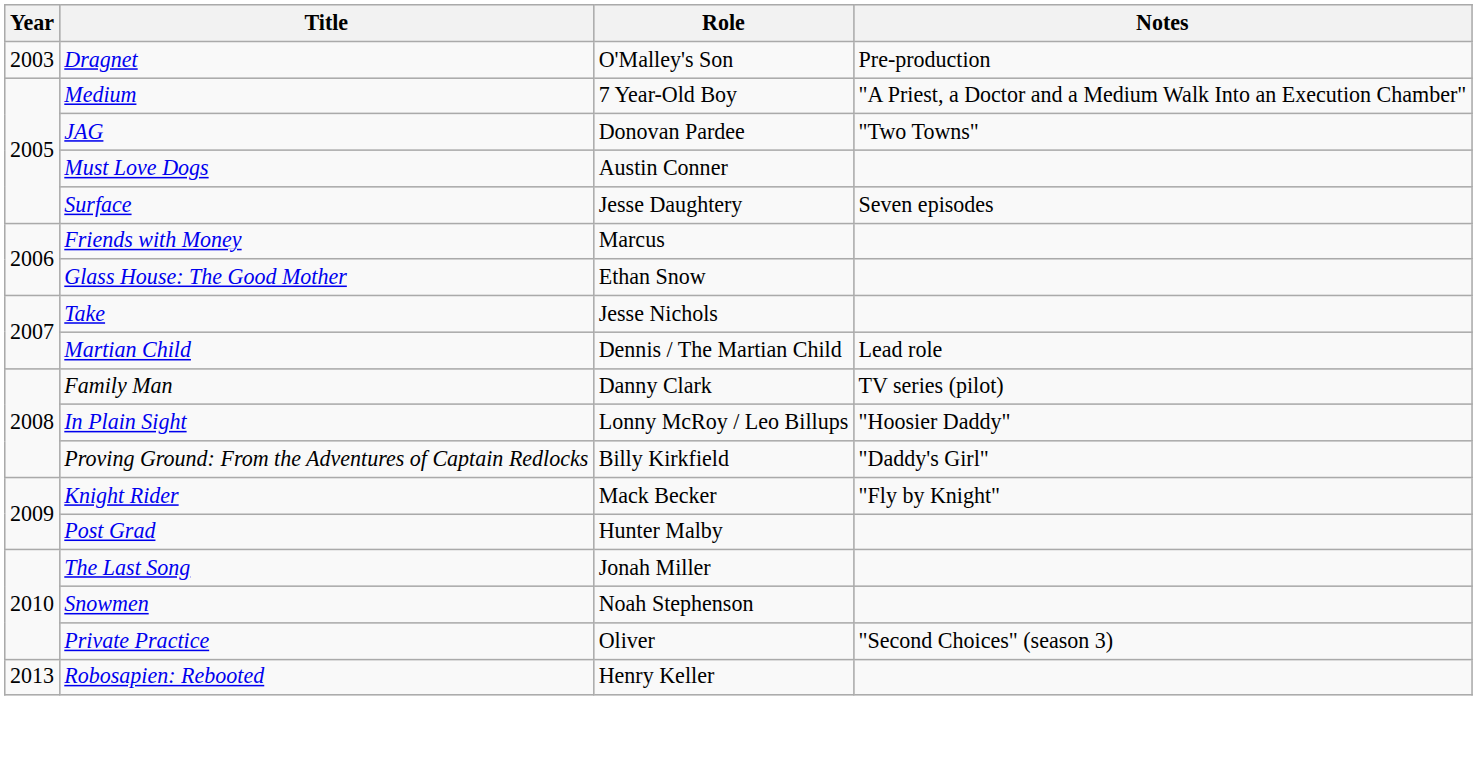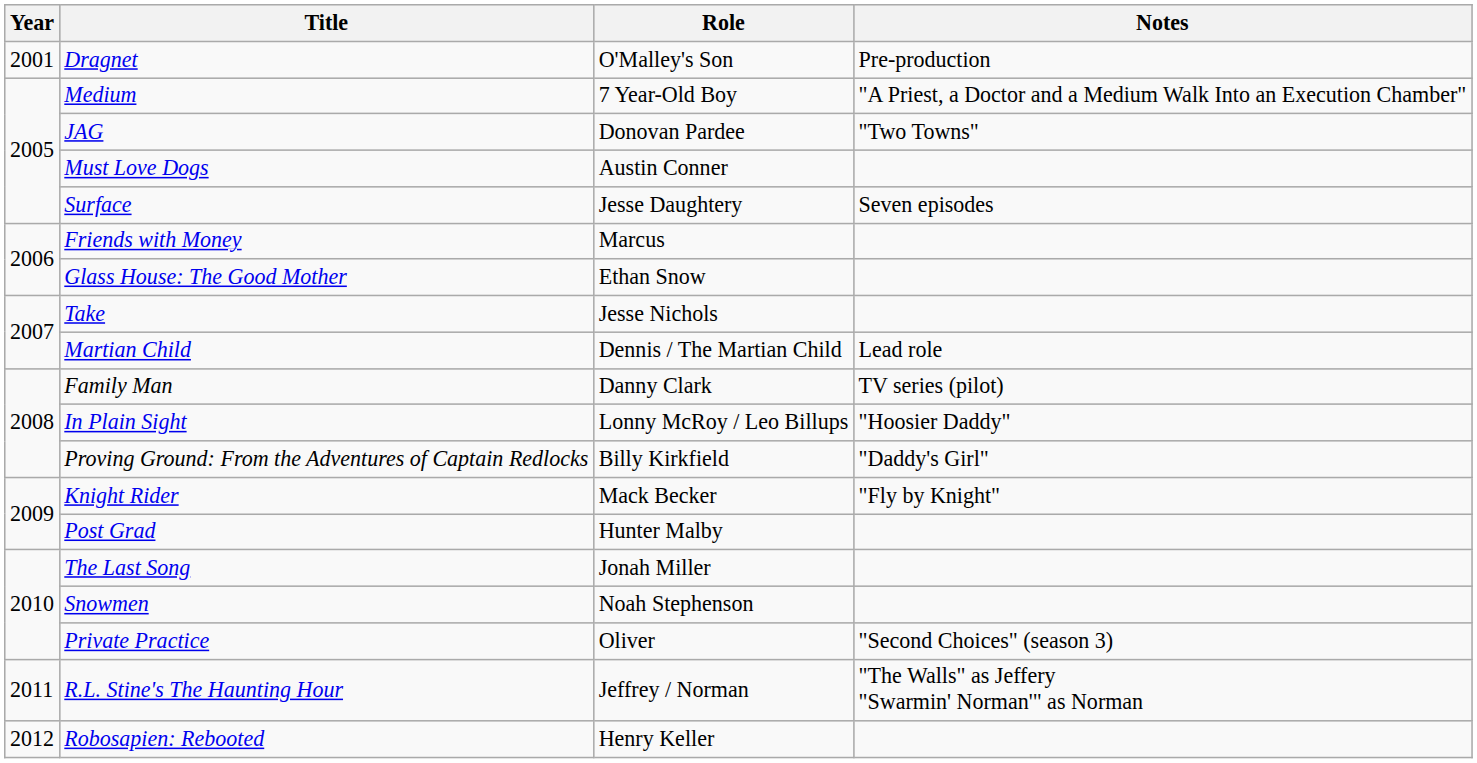(32, 59) 2003 -> (32, 59) 2001
+ row: (204, 690)
(32, 677) 2013 -> (32, 739) 2012
